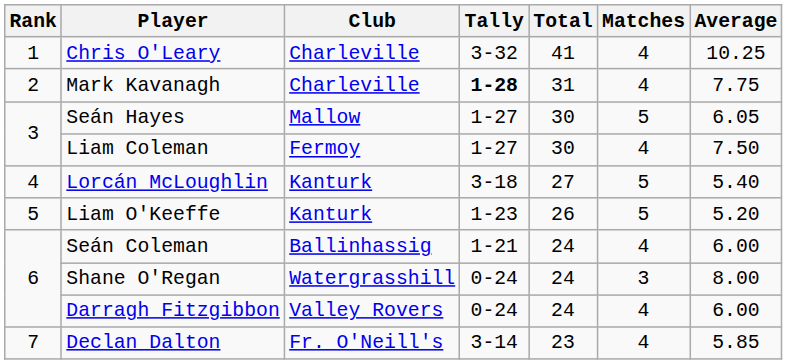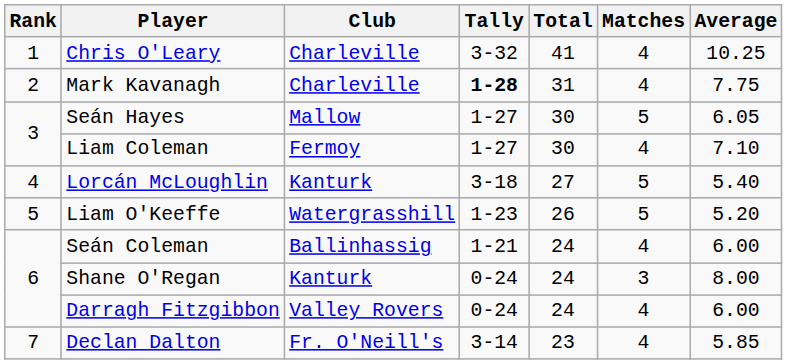(736, 150) 7.50 -> (736, 150) 7.10
(331, 214) Kanturk -> (372, 214) Watergrasshill
(372, 279) Watergrasshill -> (331, 279) Kanturk
